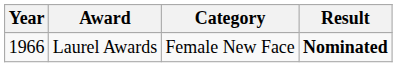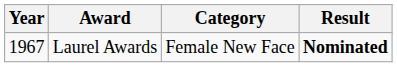(27, 47) 1966 -> (27, 47) 1967
